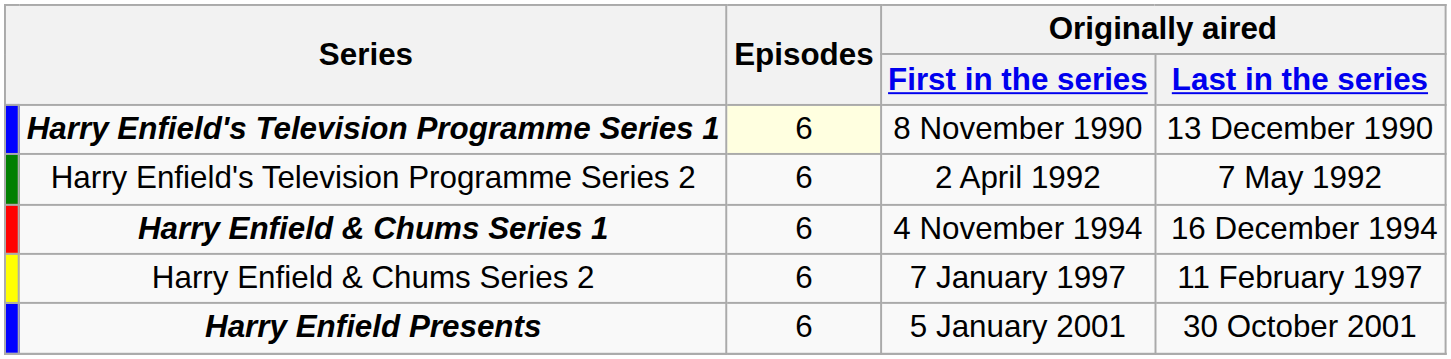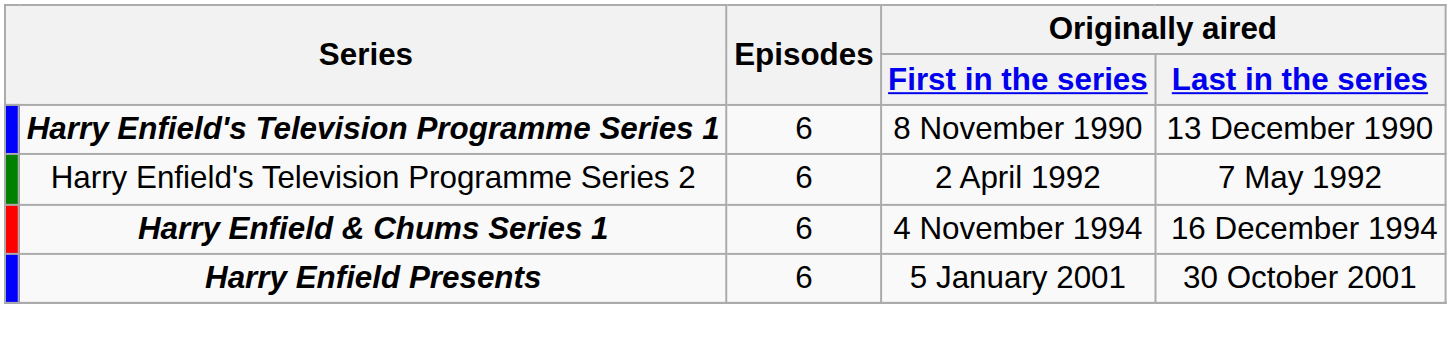(804, 128) lightyellow background -> (804, 128) no background
- row: (373, 278)
